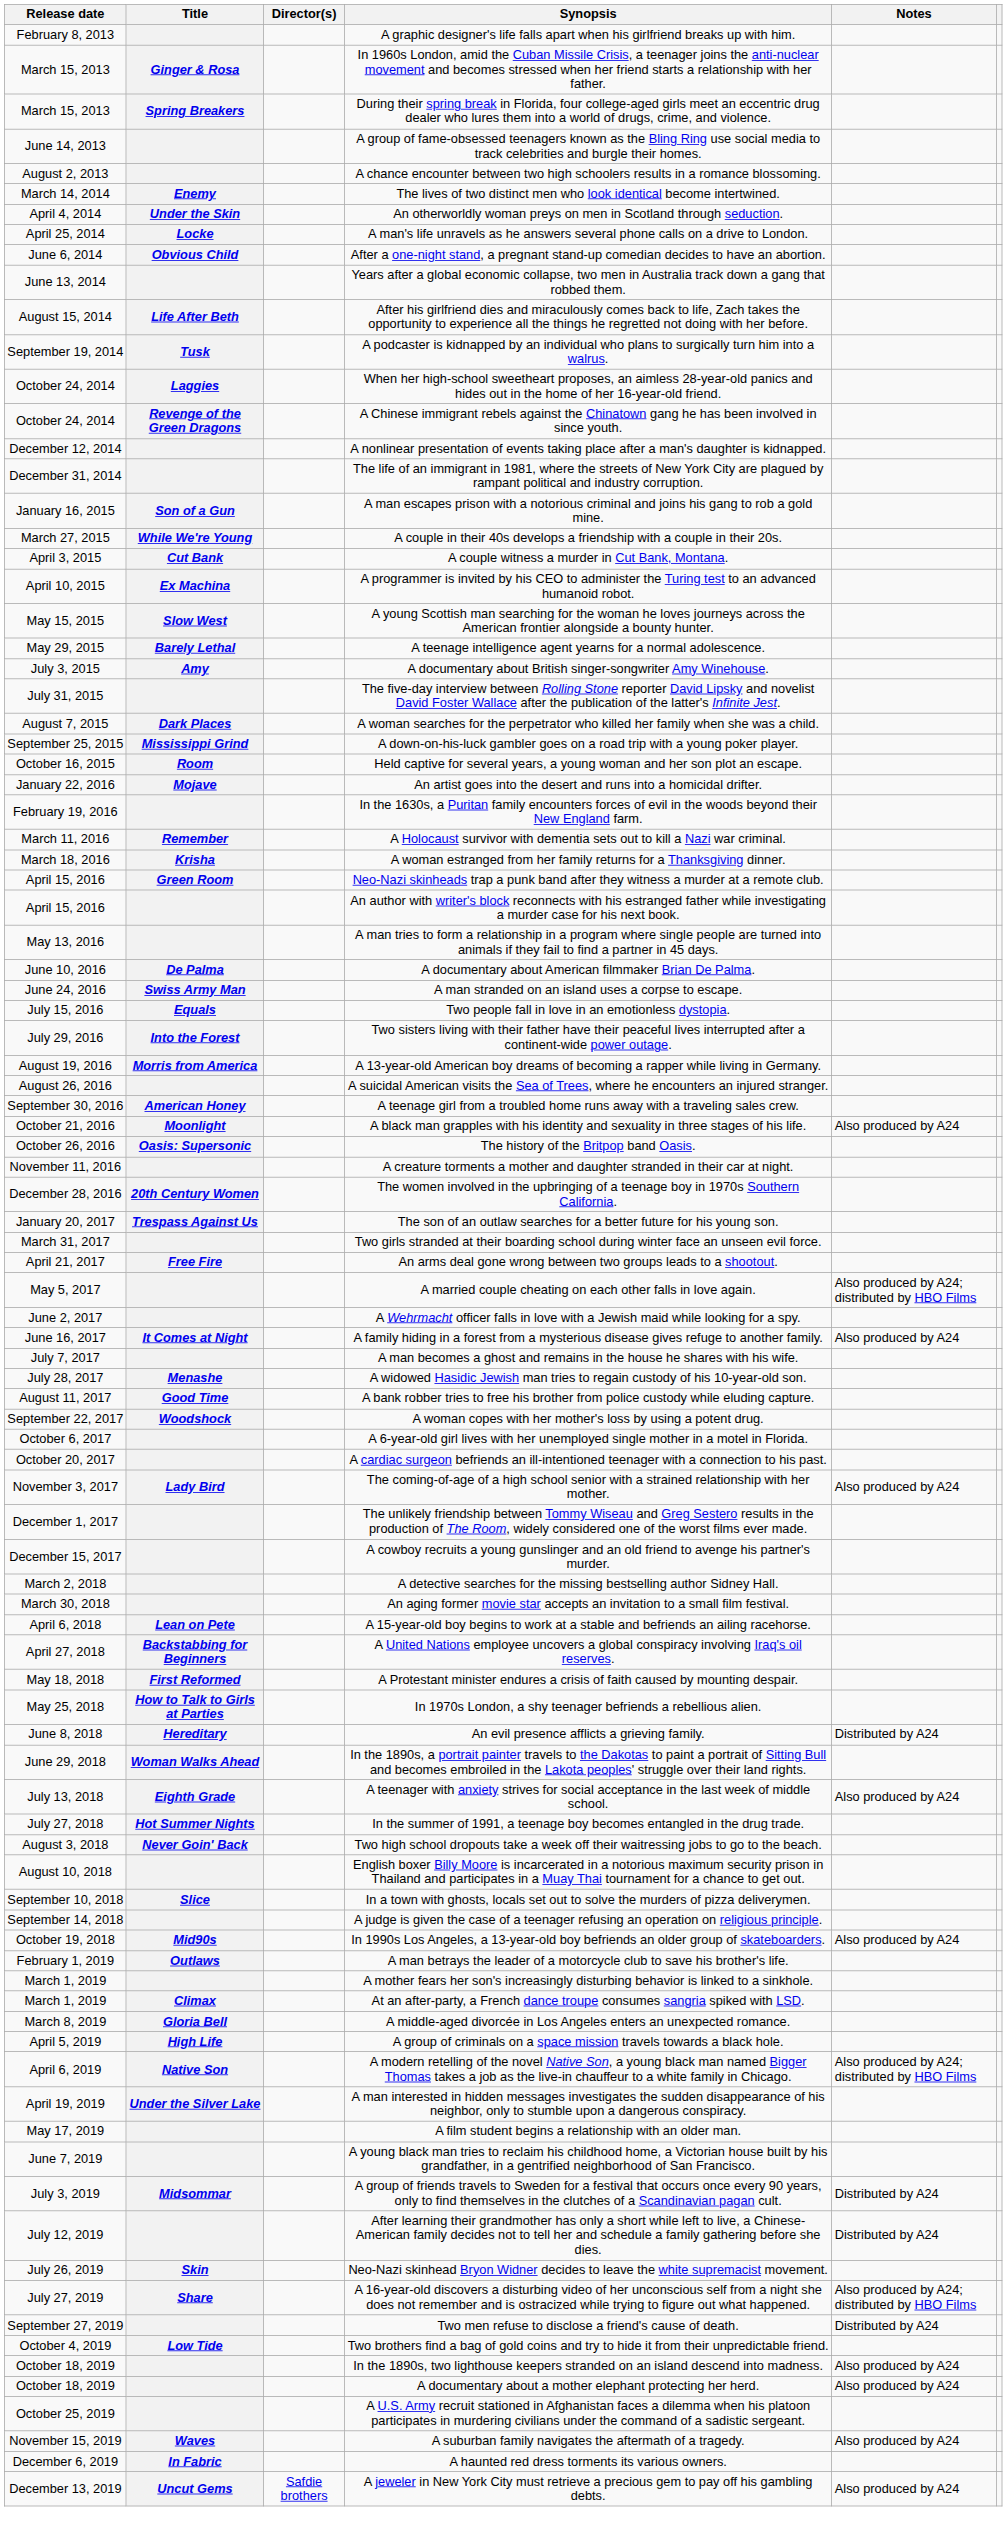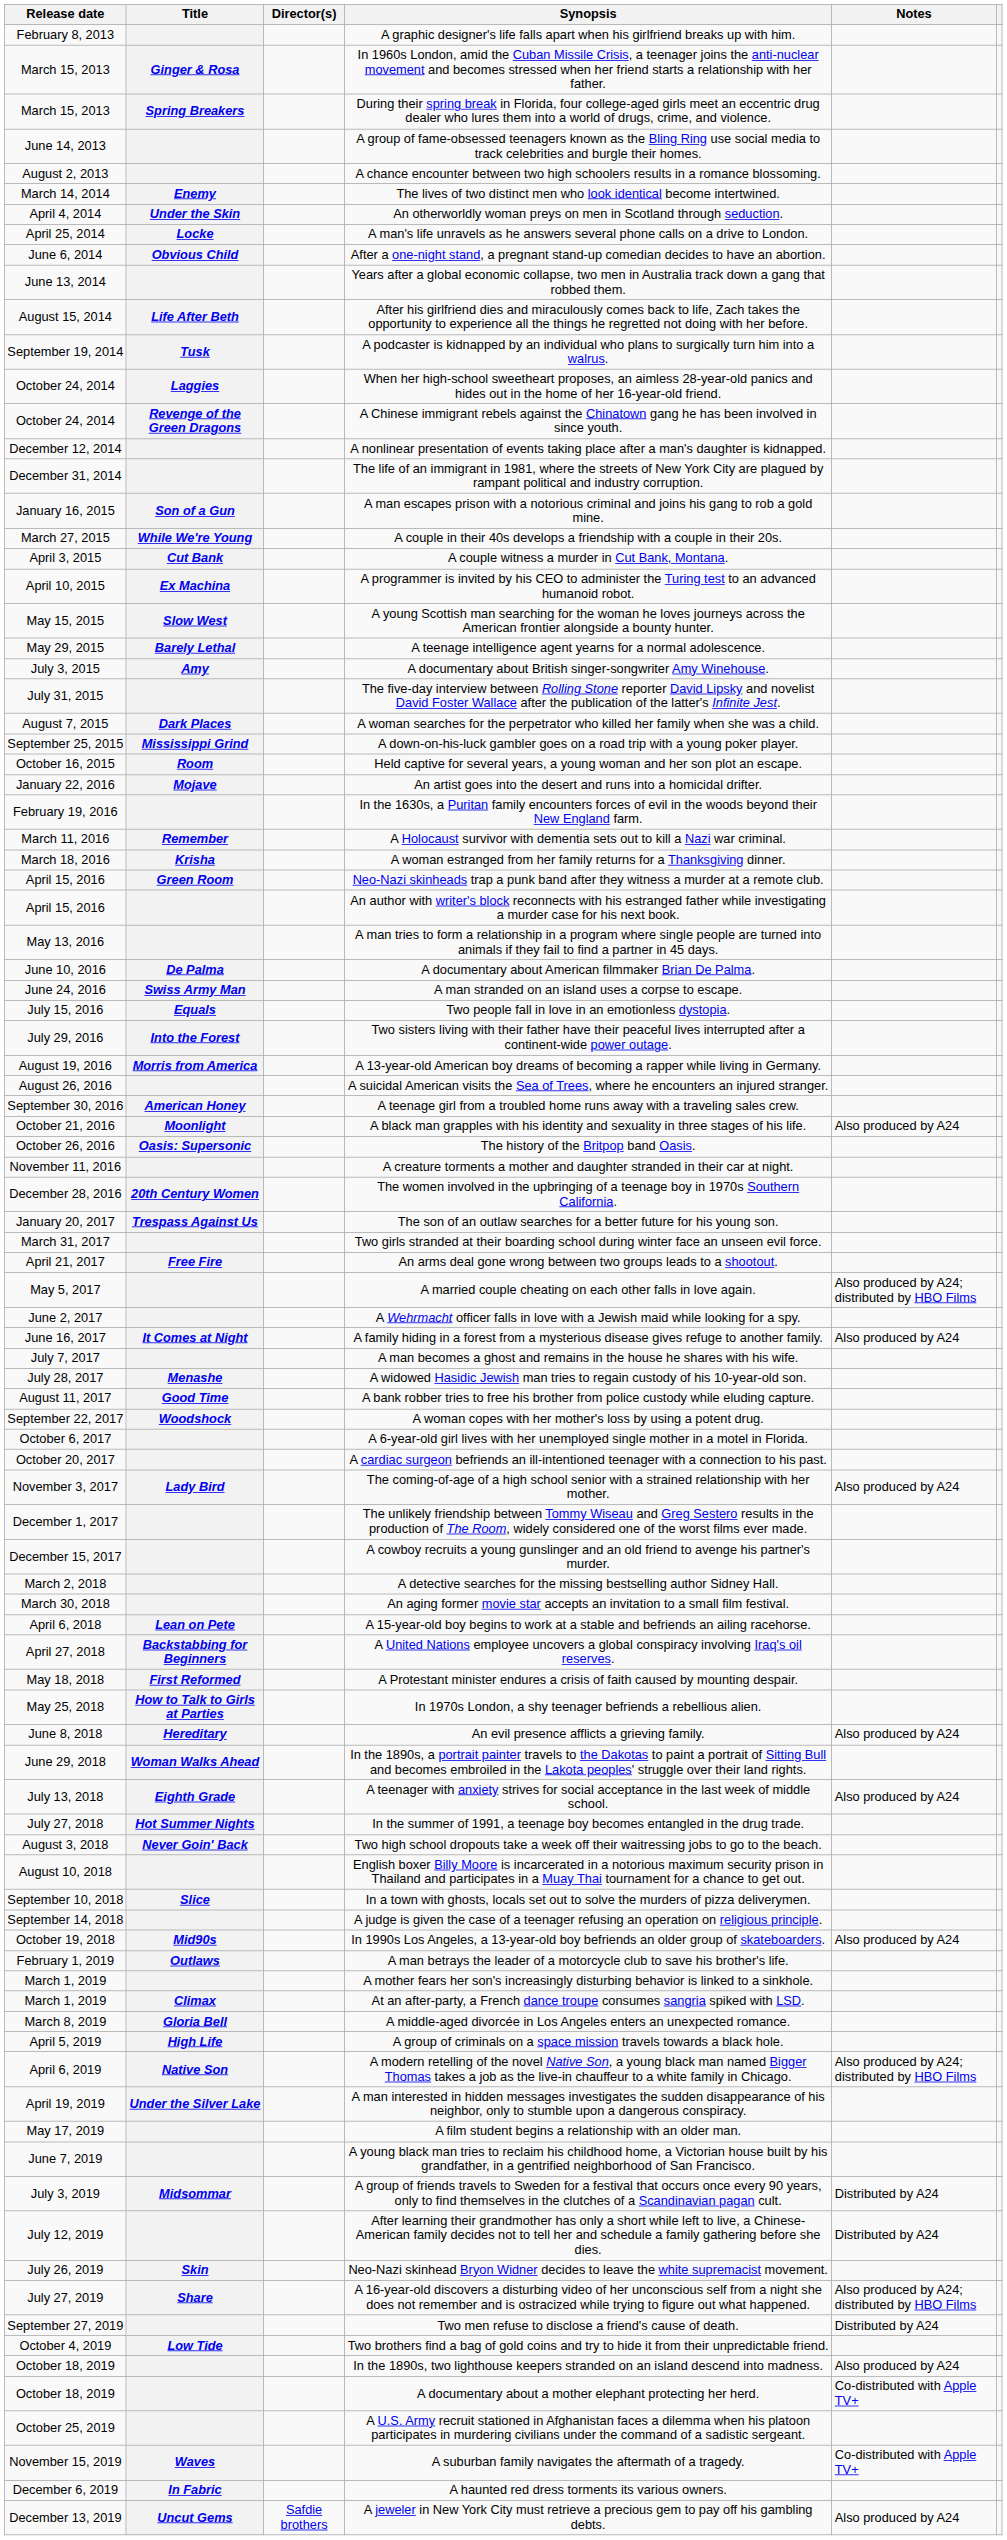(887, 1734) Distributed by A24 -> (897, 1734) Also produced by A24
(897, 2386) Also produced by A24 -> (906, 2393) Co-distributed with Apple TV+
(897, 2441) Also produced by A24 -> (906, 2462) Co-distributed with Apple TV+
